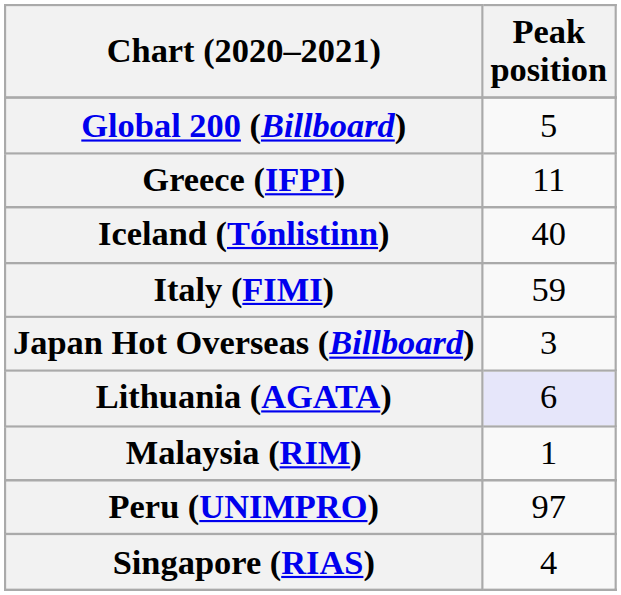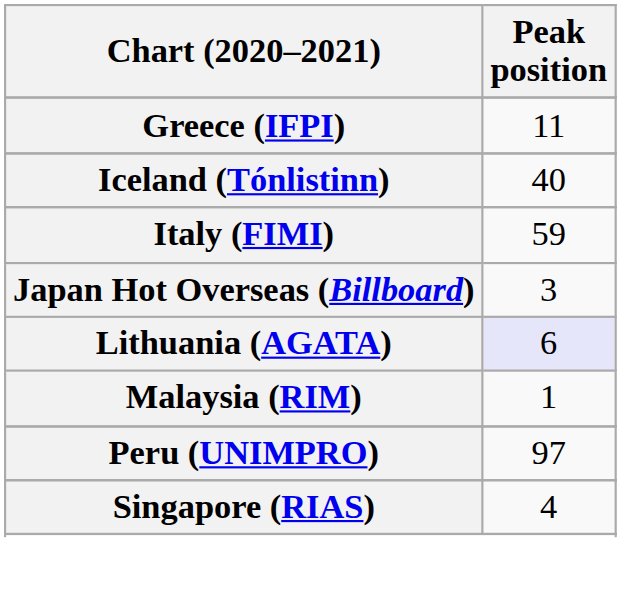- row: (244, 125)
